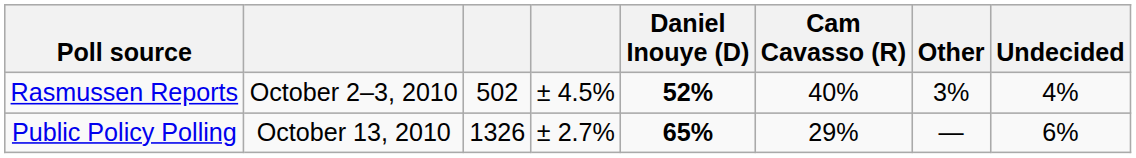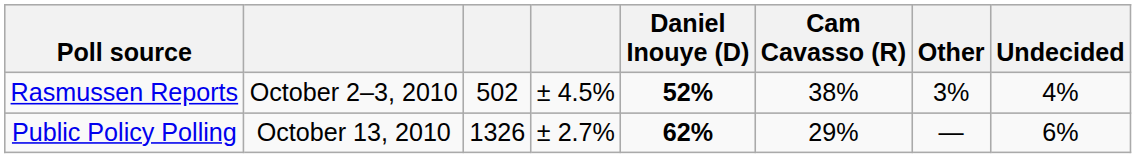(833, 92) 40% -> (833, 92) 38%
(688, 132) 65% -> (688, 132) 62%
